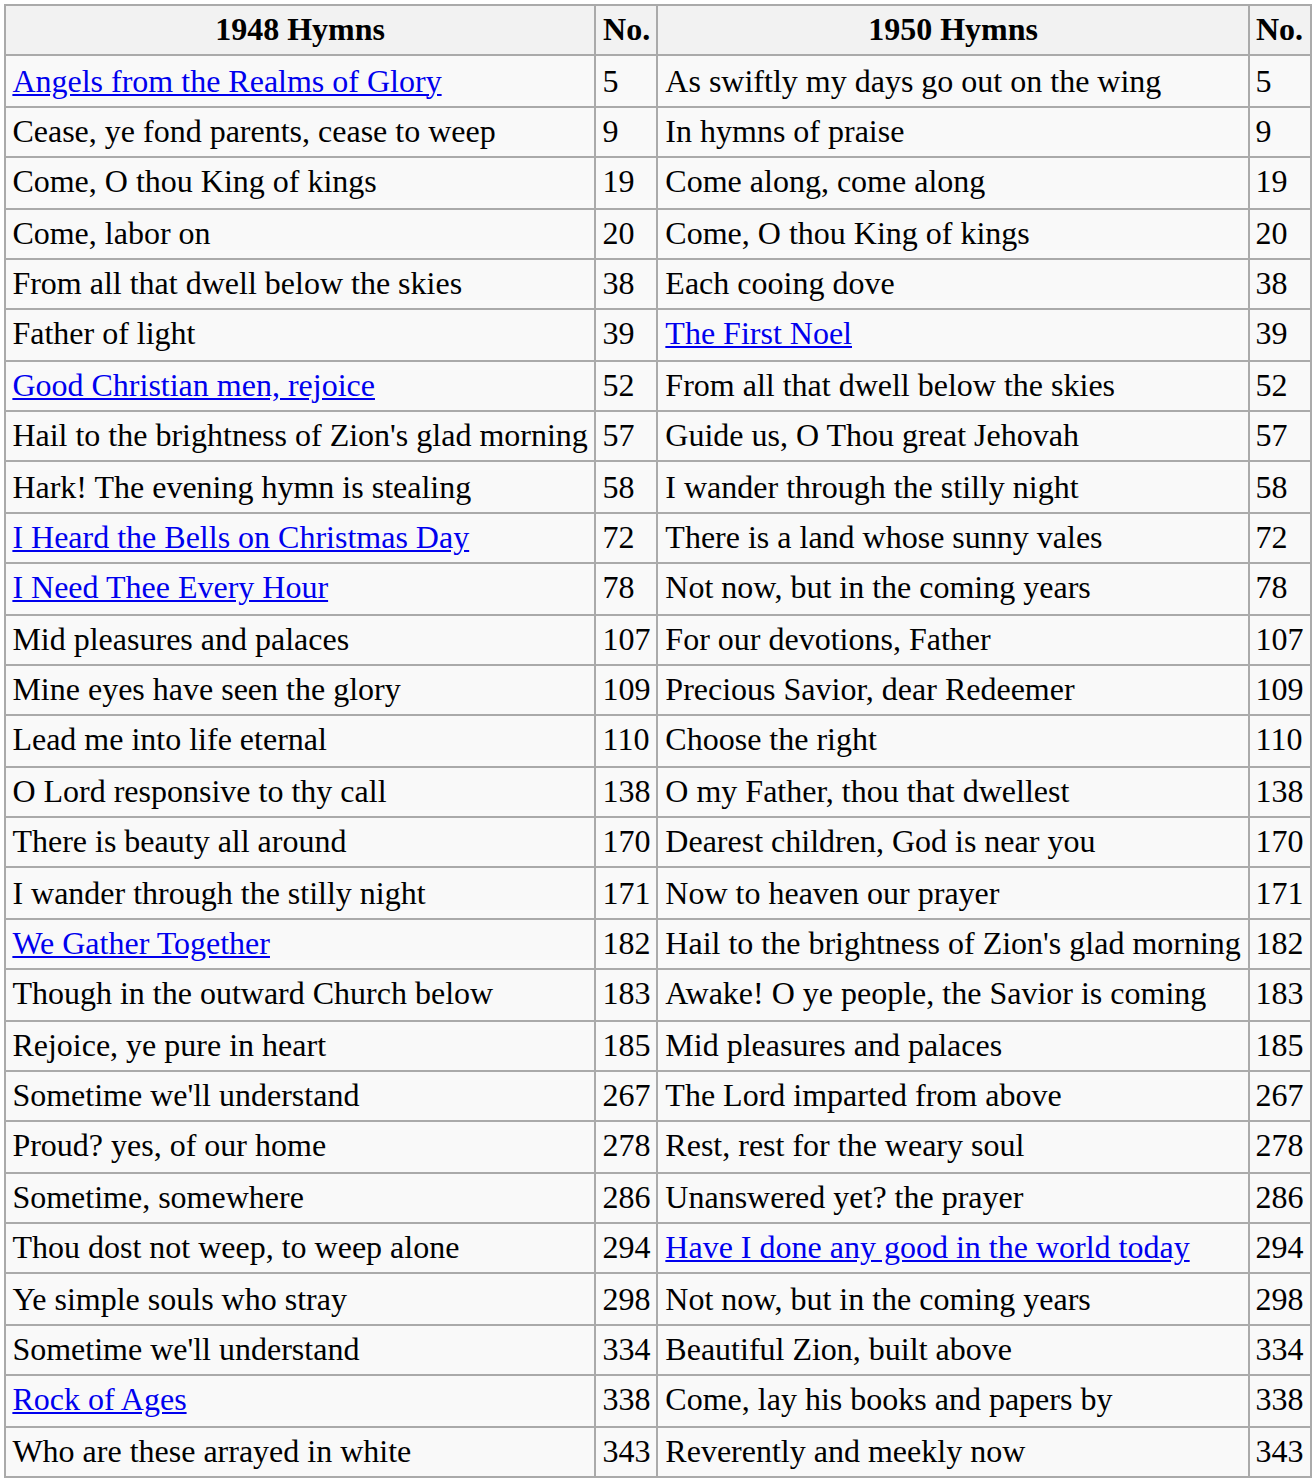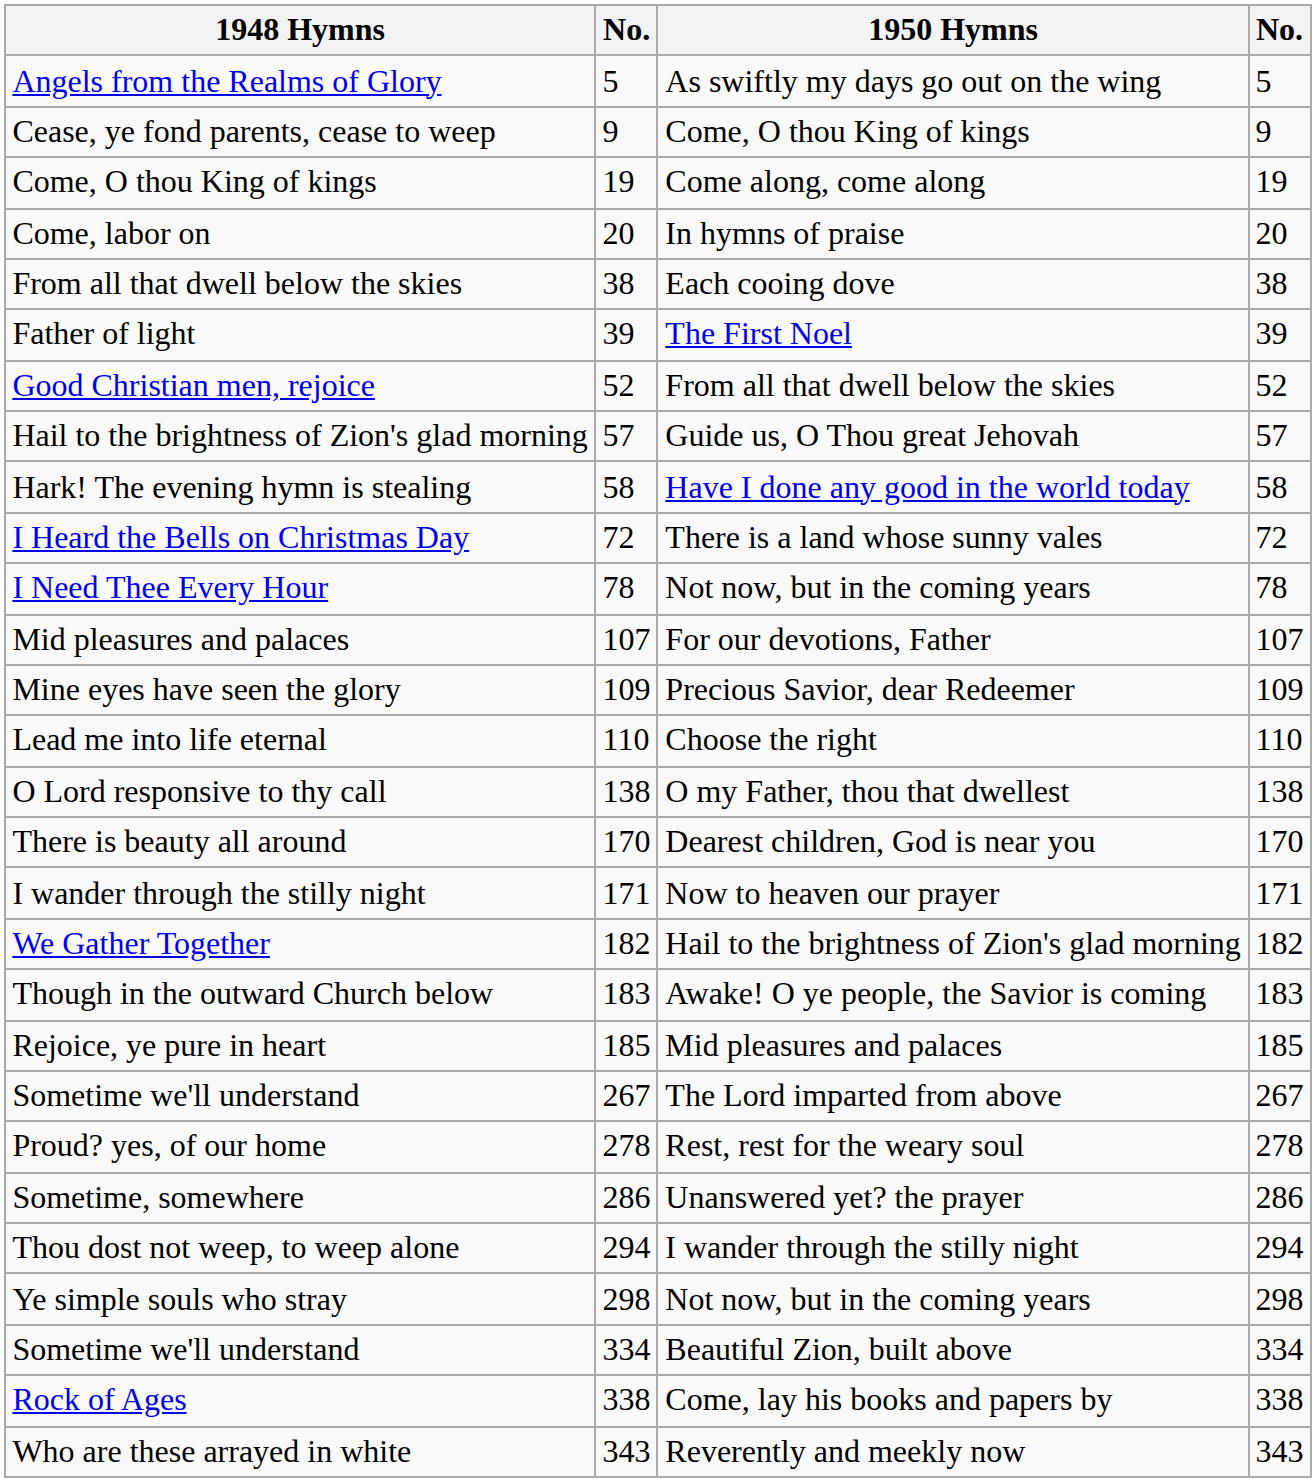(785, 131) In hymns of praise -> (848, 131) Come, O thou King of kings
(848, 232) Come, O thou King of kings -> (785, 232) In hymns of praise
(872, 486) I wander through the stilly night -> (928, 486) Have I done any good in the world today
(928, 1247) Have I done any good in the world today -> (872, 1247) I wander through the stilly night
